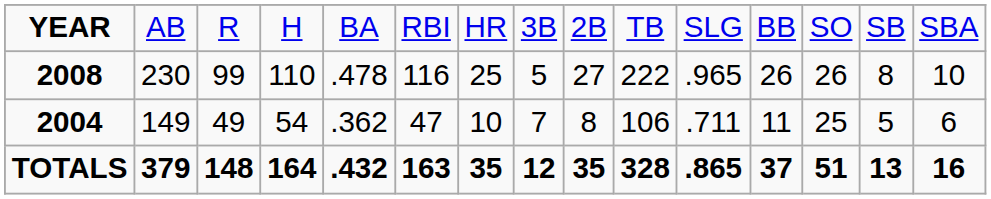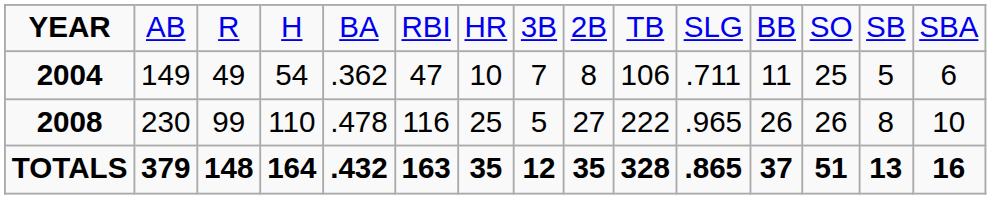rows swapped: (70, 121) <-> (70, 74)
